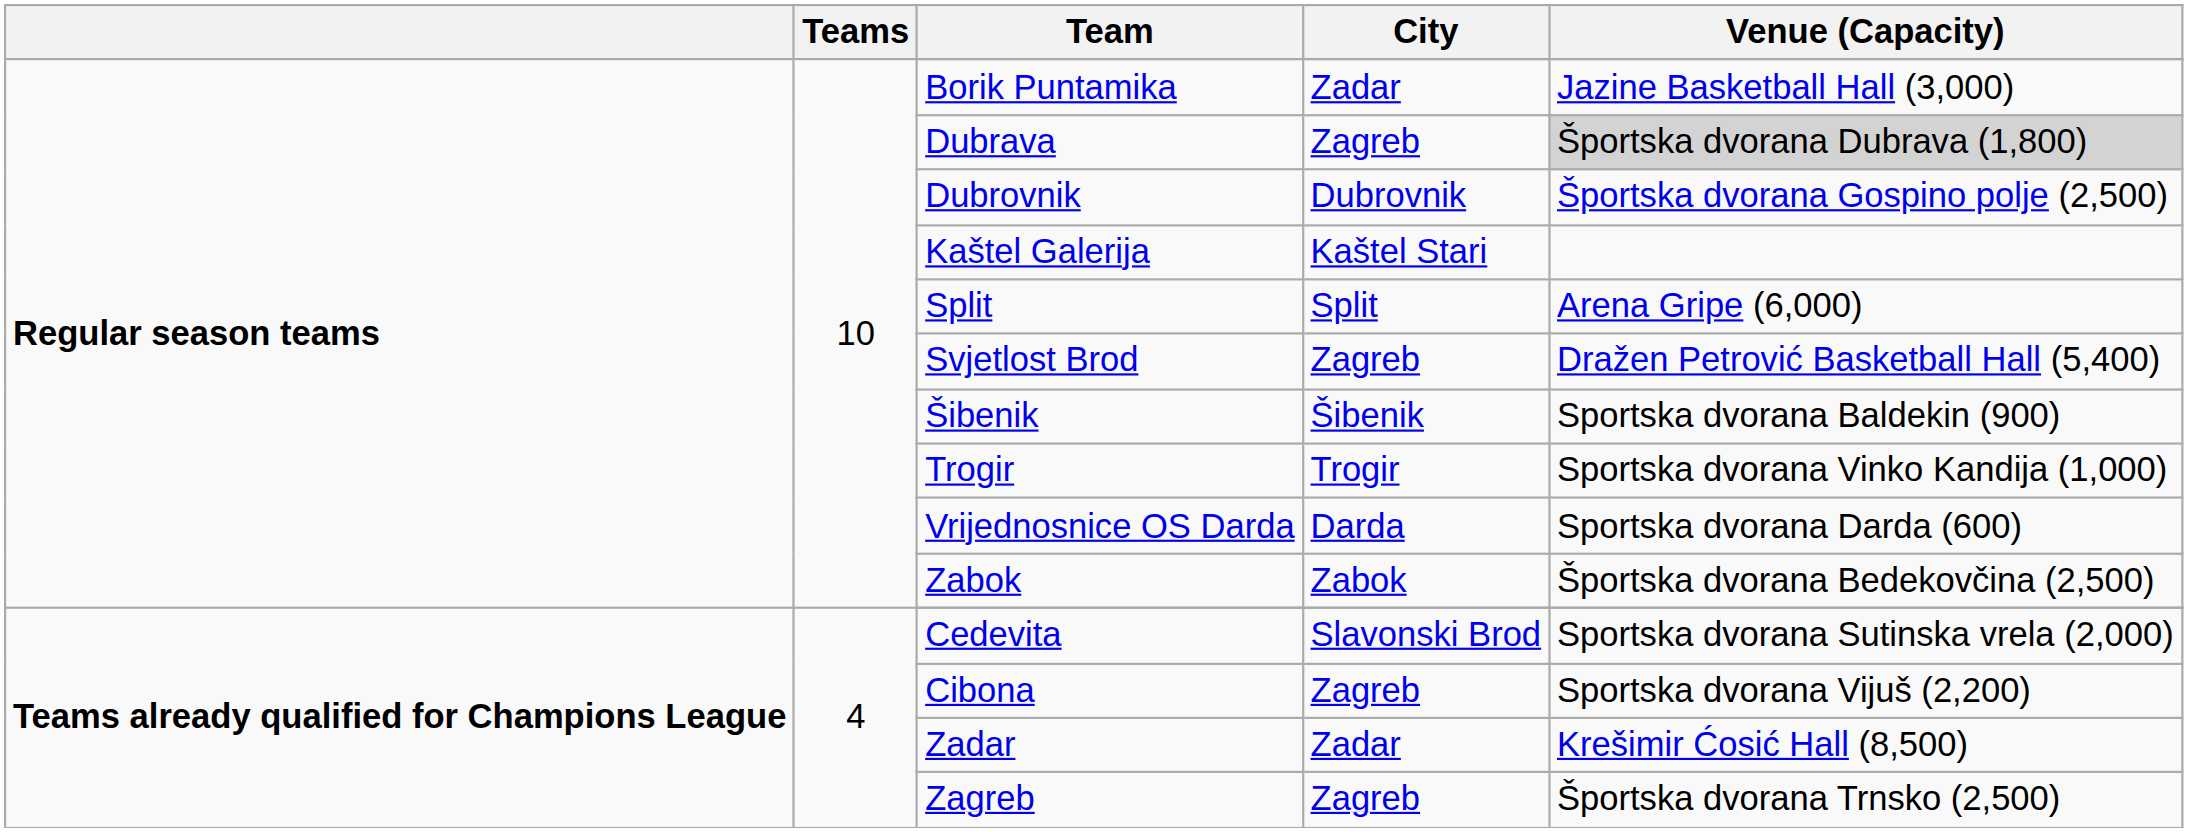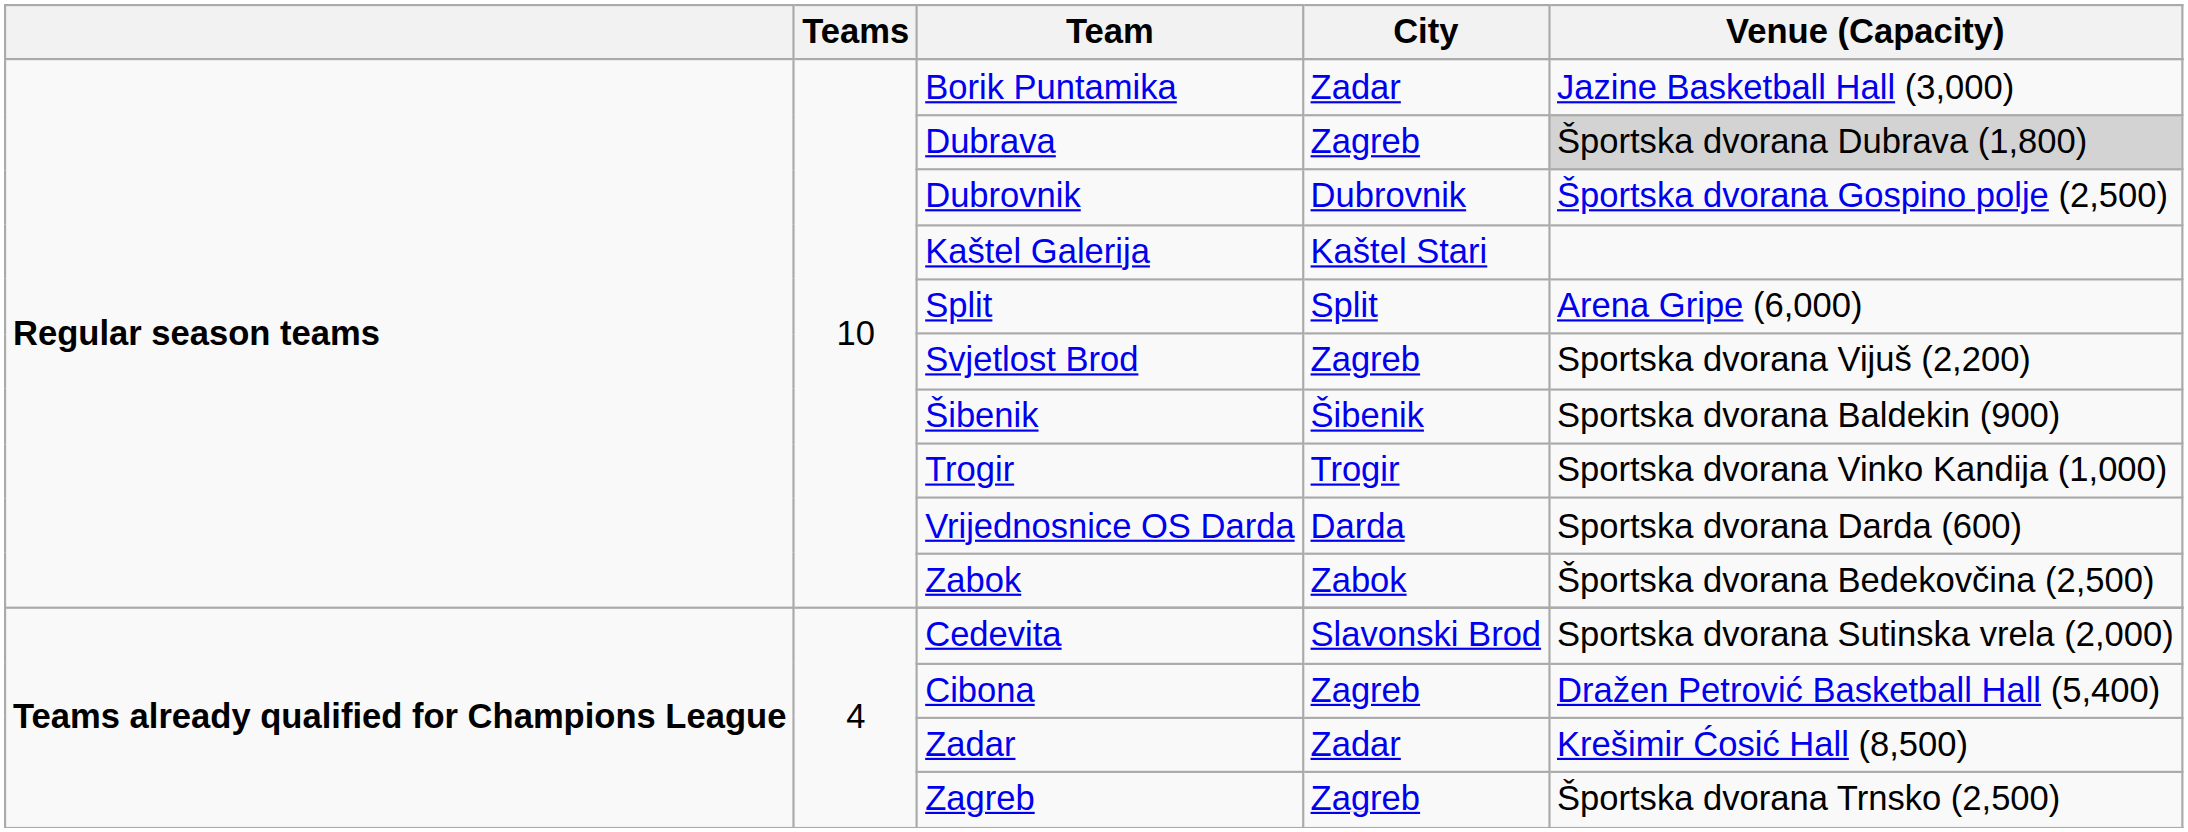(1859, 360) Dražen Petrović Basketball Hall (5,400) -> (1794, 360) Sportska dvorana Vijuš (2,200)
(1794, 689) Sportska dvorana Vijuš (2,200) -> (1859, 689) Dražen Petrović Basketball Hall (5,400)
